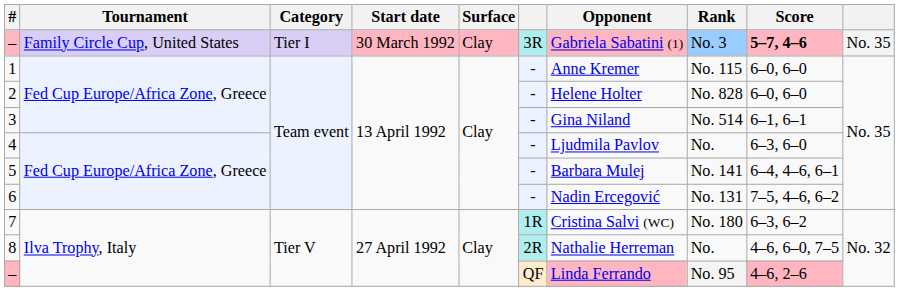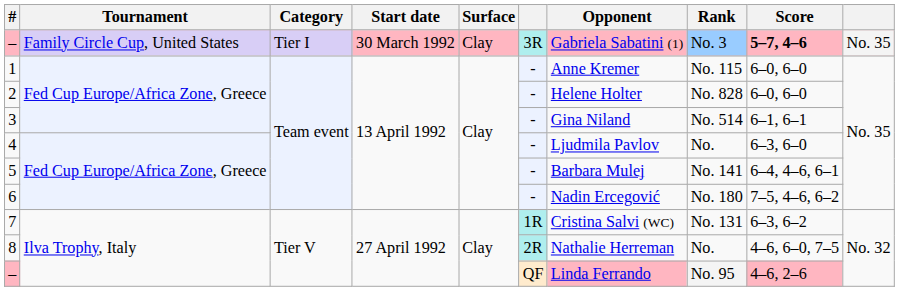(717, 196) No. 131 -> (717, 196) No. 180
(717, 222) No. 180 -> (717, 222) No. 131
